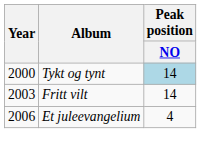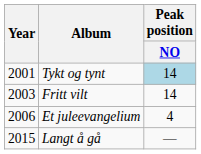(22, 73) 2000 -> (22, 73) 2001
+ row: (71, 138)
